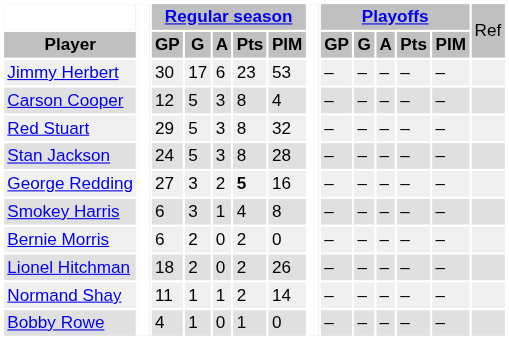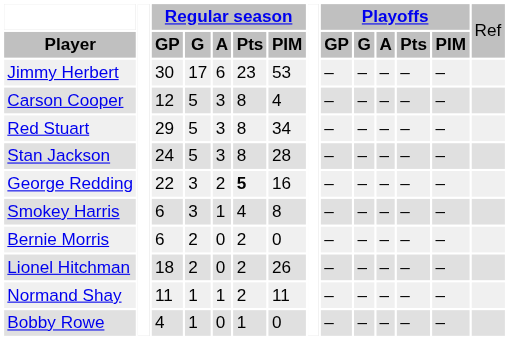(281, 128) 32 -> (281, 128) 34
(164, 183) 27 -> (164, 183) 22
(281, 295) 14 -> (281, 295) 11
